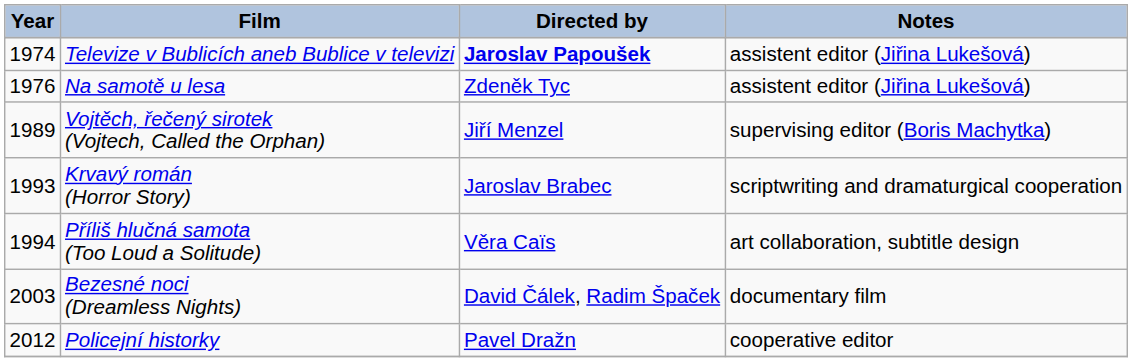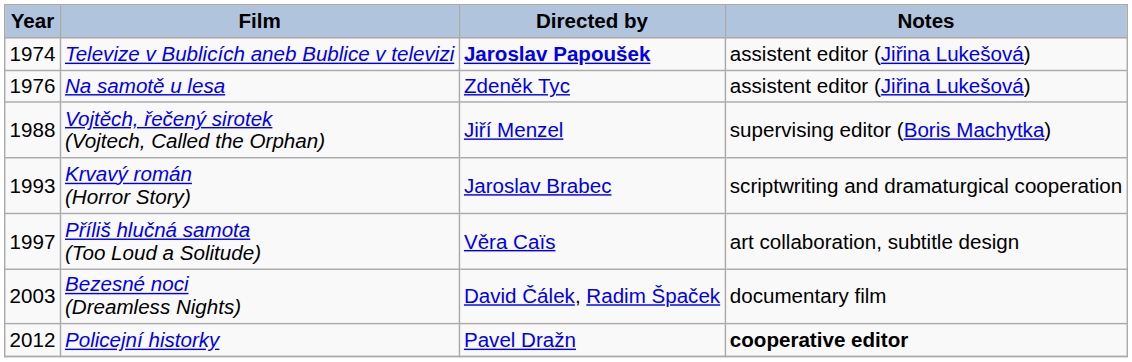(32, 130) 1989 -> (32, 130) 1988
(32, 241) 1994 -> (32, 241) 1997
(812, 341) normal -> (819, 341) bold
